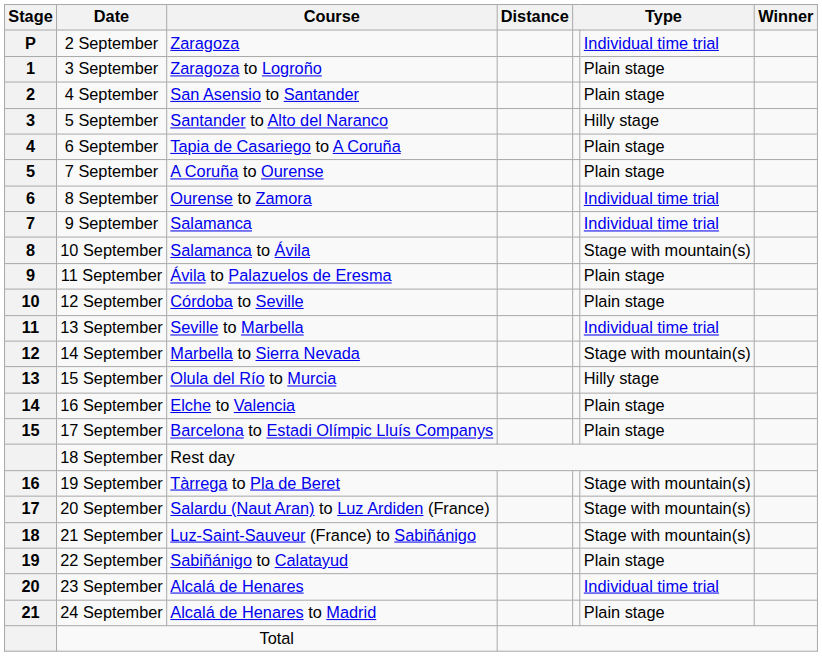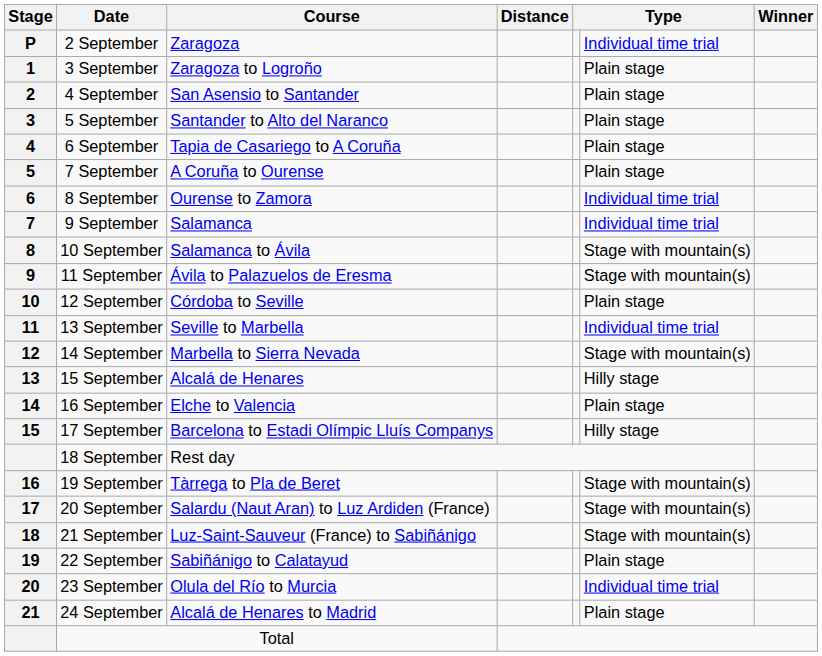(621, 120) Hilly stage -> (624, 120) Plain stage
(624, 276) Plain stage -> (667, 276) Stage with mountain(s)
(253, 379) Olula del Río to Murcia -> (237, 379) Alcalá de Henares
(624, 431) Plain stage -> (621, 431) Hilly stage
(237, 586) Alcalá de Henares -> (253, 586) Olula del Río to Murcia
